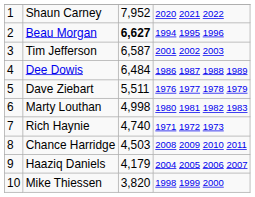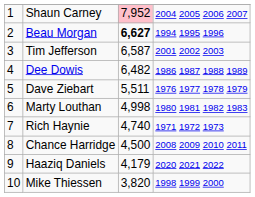(136, 13) no background -> (136, 13) pink background
(190, 14) 2020 2021 2022 -> (201, 14) 2004 2005 2006 2007
(136, 70) 6,484 -> (136, 70) 6,482
(136, 145) 4,503 -> (136, 145) 4,500
(201, 164) 2004 2005 2006 2007 -> (190, 164) 2020 2021 2022
